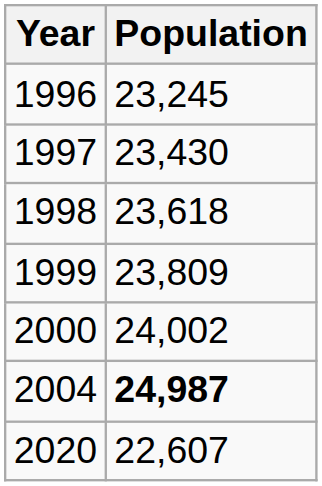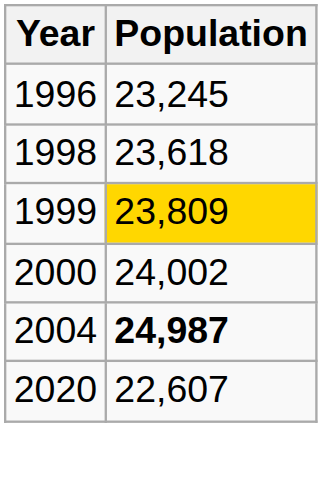- row: (55, 152)
(172, 271) no background -> (172, 212) gold background
